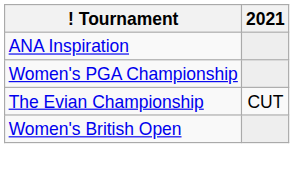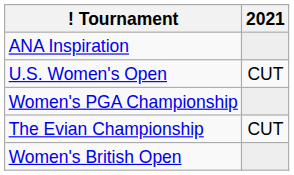+ row: (88, 74)
